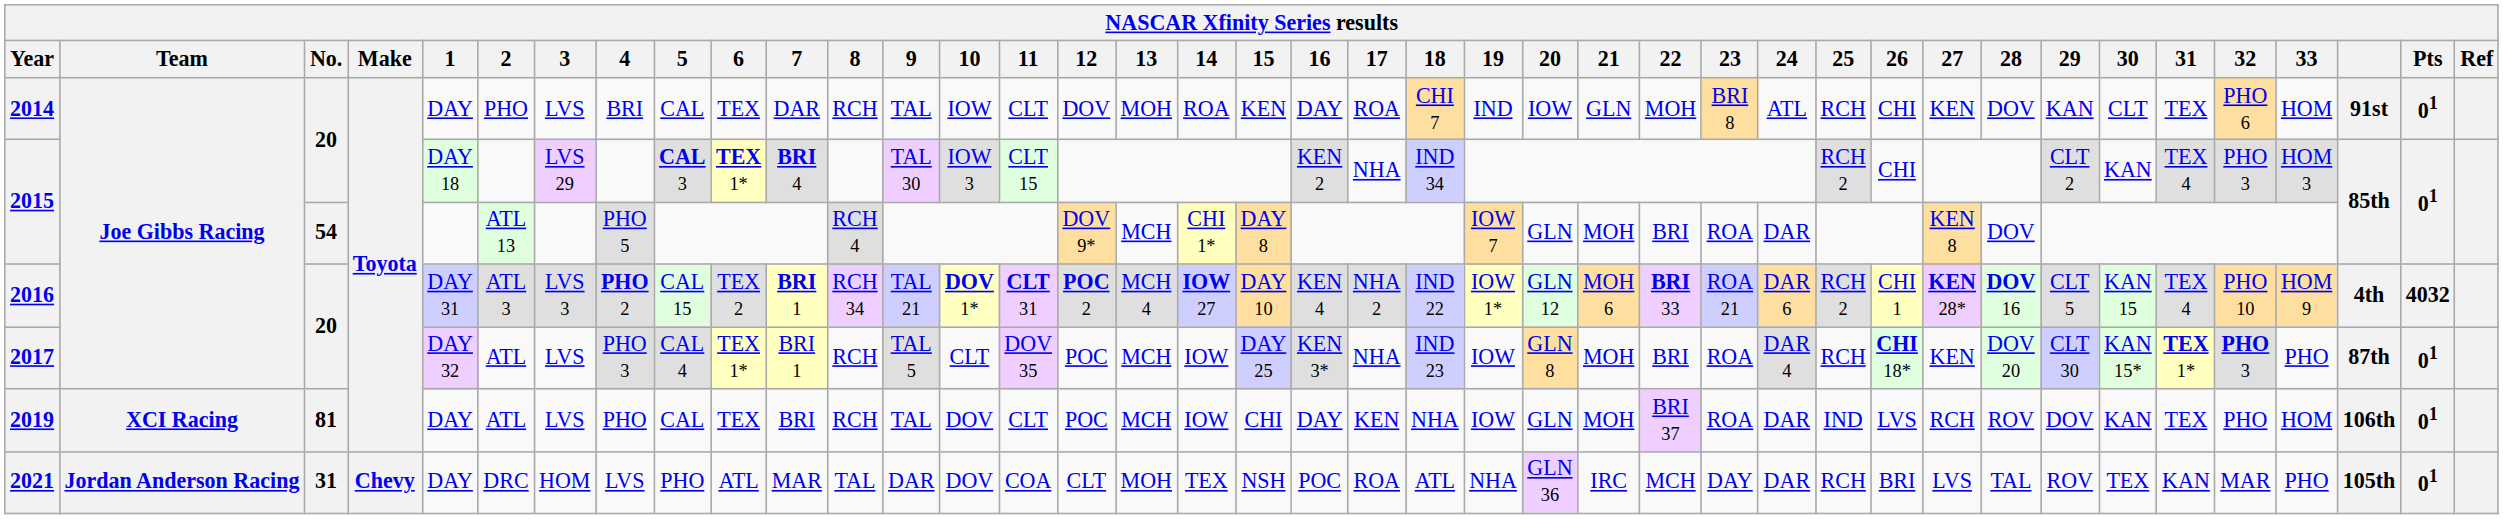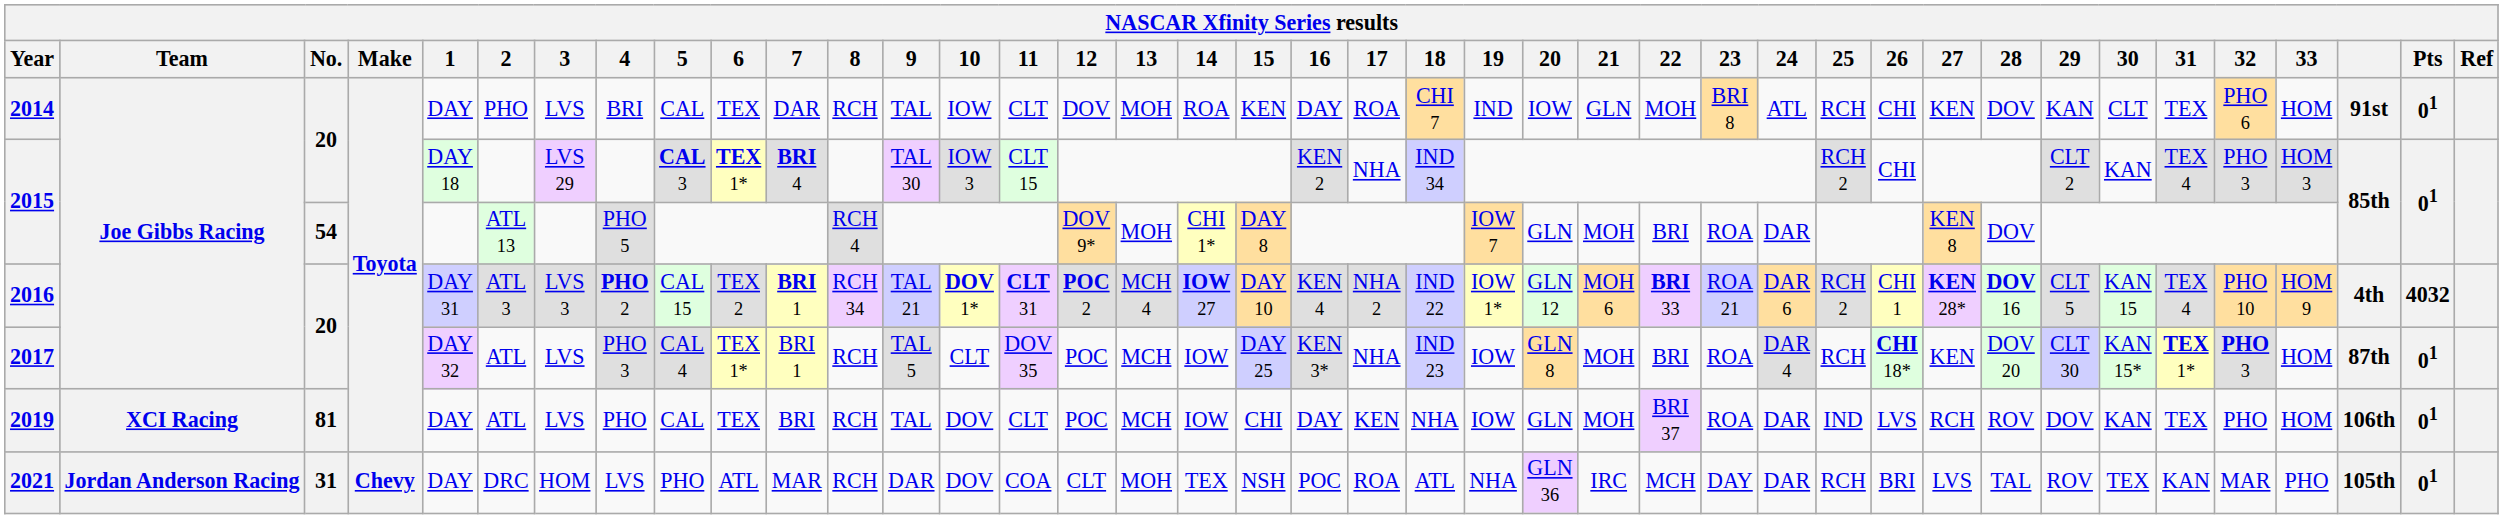(1146, 232) MCH -> (1146, 232) MOH
(2307, 357) PHO -> (2307, 357) HOM
(855, 481) TAL -> (855, 481) RCH
